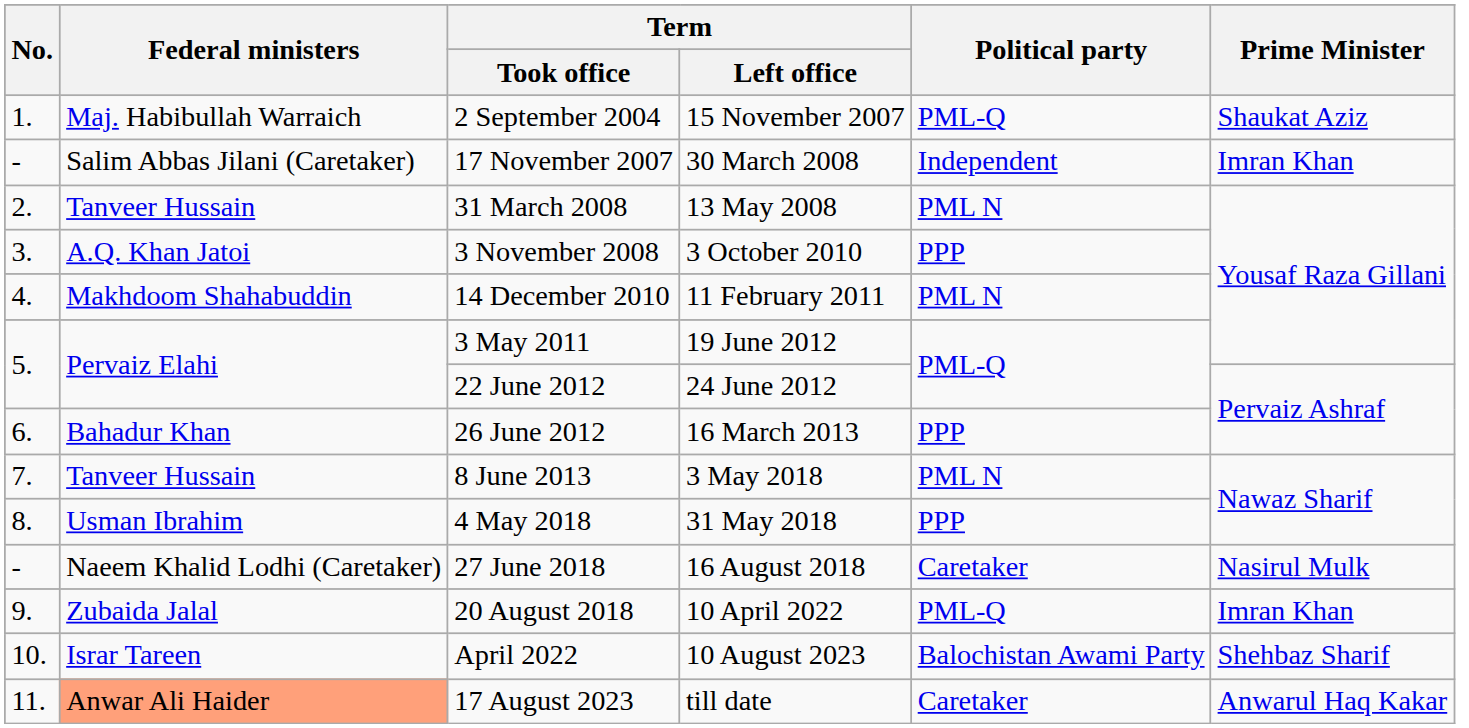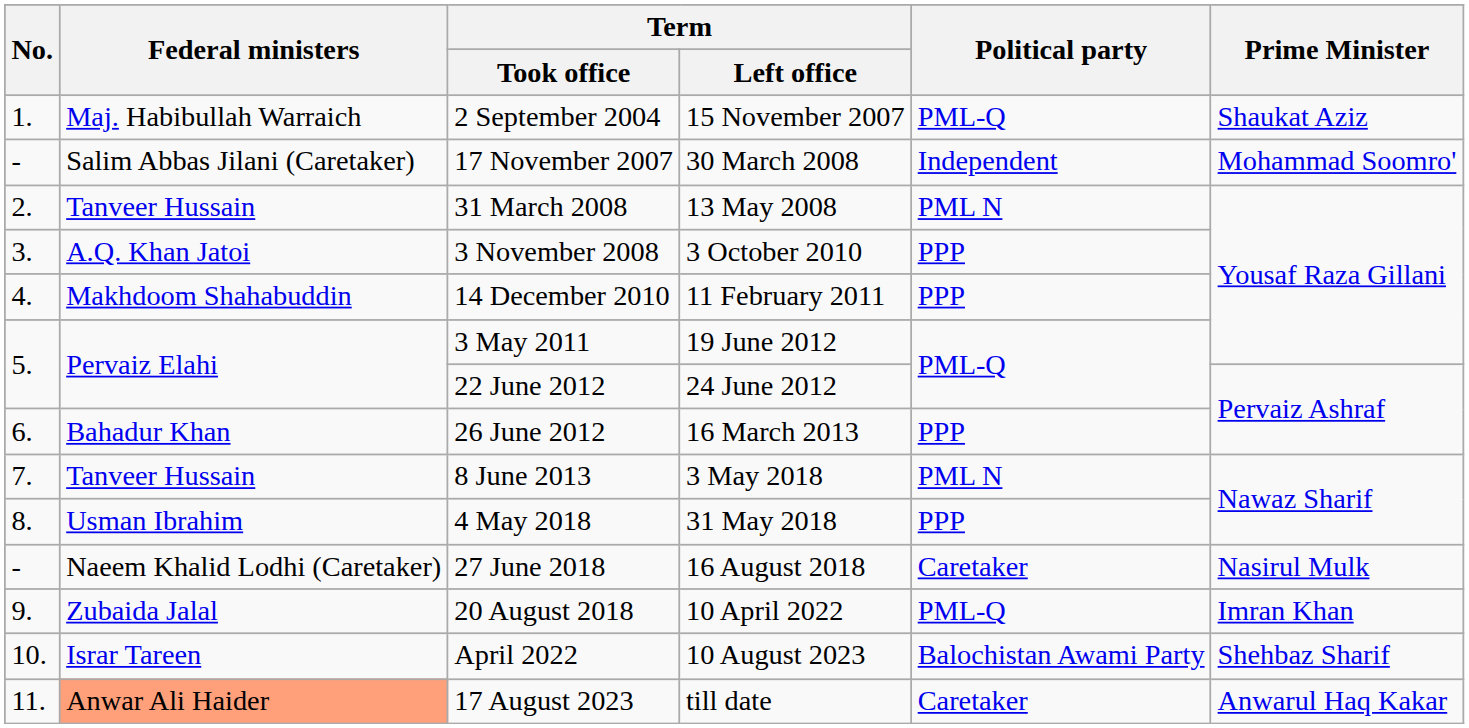(1286, 161) Imran Khan -> (1337, 161) Mohammad Soomro'
(960, 296) PML N -> (941, 296) PPP
